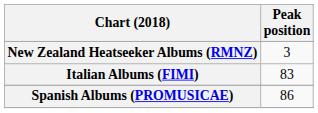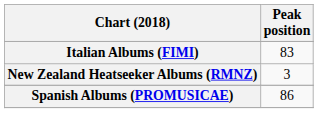rows swapped: (132, 74) <-> (132, 52)
